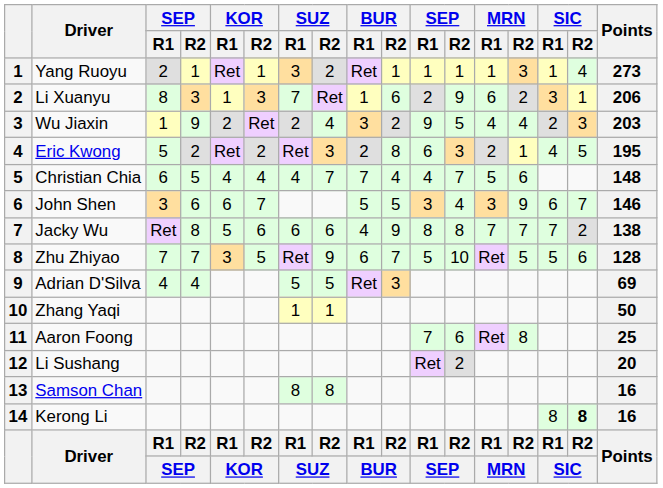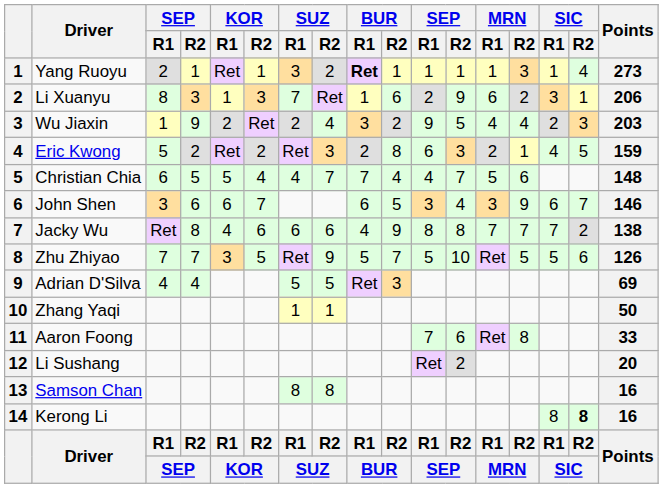(364, 71) normal -> (364, 71) bold
(627, 150) 195 -> (628, 150) 159
(227, 177) 4 -> (227, 177) 5
(364, 204) 5 -> (364, 204) 6
(227, 230) 5 -> (227, 230) 4
(364, 257) 6 -> (364, 257) 5
(627, 257) 128 -> (628, 257) 126
(627, 336) 25 -> (628, 336) 33
